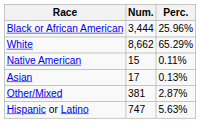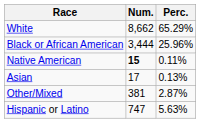rows swapped: (20, 45) <-> (65, 28)
(134, 61) normal -> (134, 61) bold
